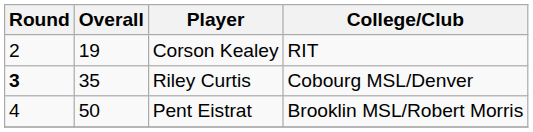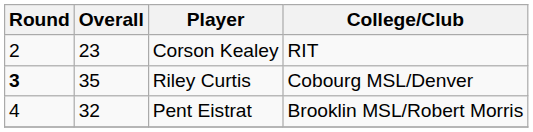(89, 50) 19 -> (89, 50) 23
(89, 111) 50 -> (89, 111) 32
